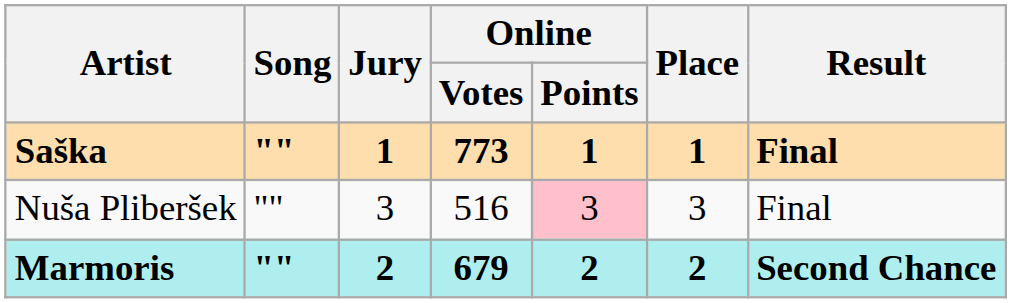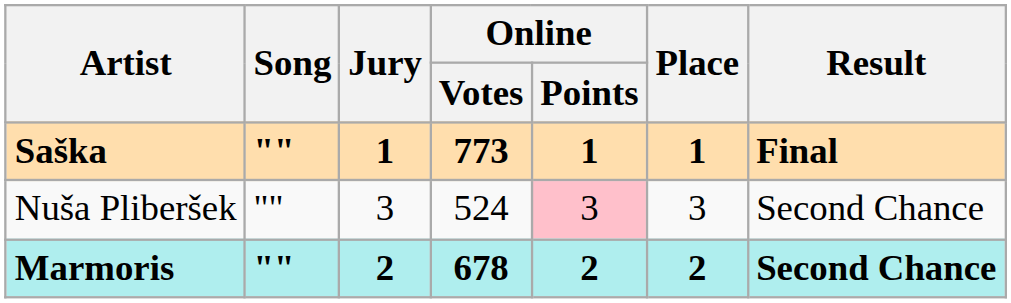(481, 208) 516 -> (481, 208) 524
(794, 208) Final -> (870, 208) Second Chance
(481, 267) 679 -> (481, 267) 678
